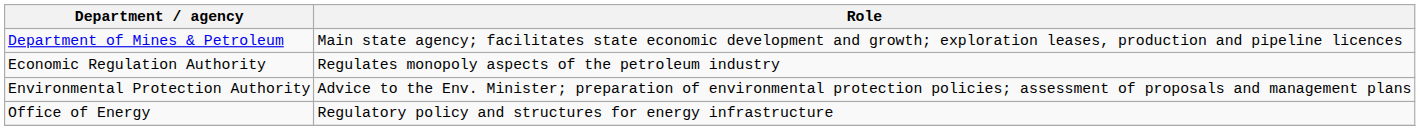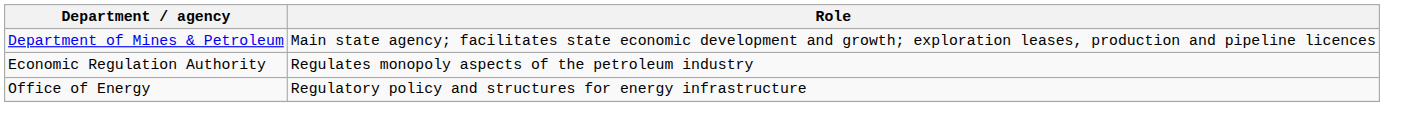- row: (159, 89)
